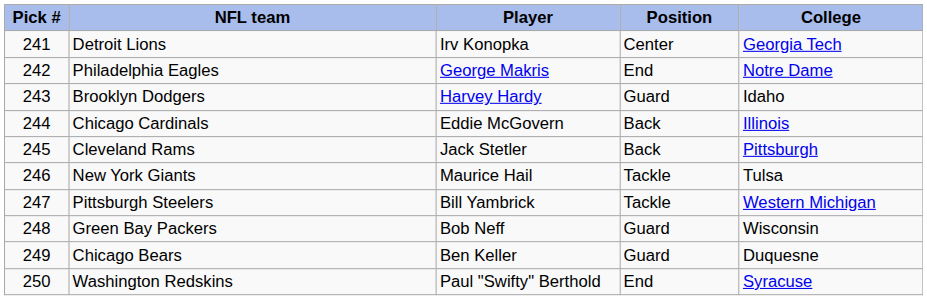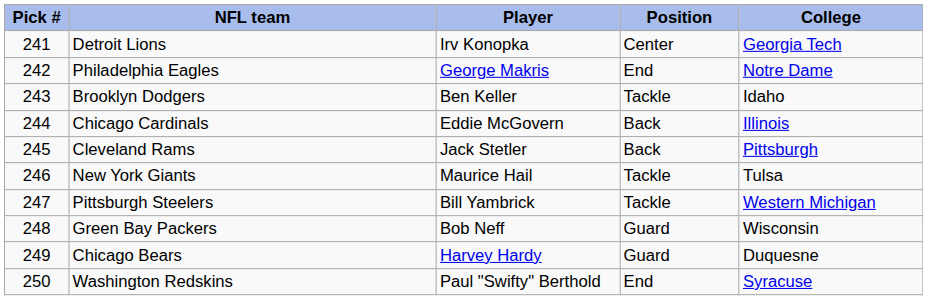(491, 96) Harvey Hardy -> (478, 96) Ben Keller
(647, 96) Guard -> (647, 96) Tackle
(478, 255) Ben Keller -> (491, 255) Harvey Hardy
